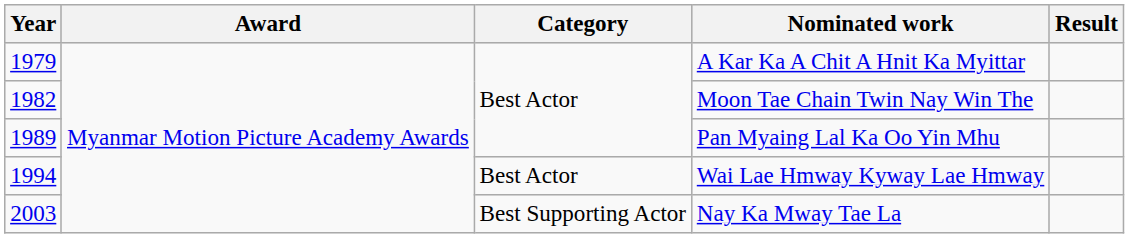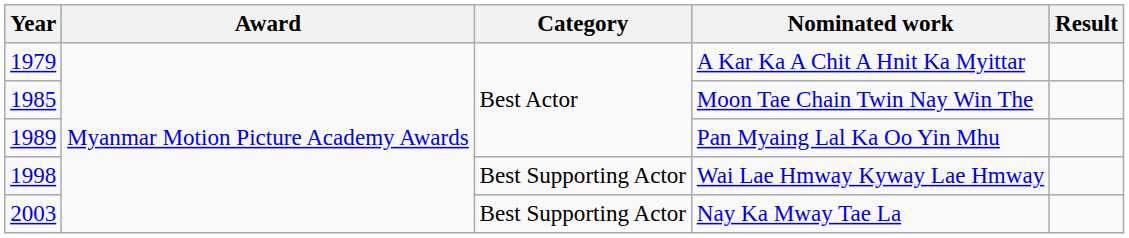(33, 99) 1982 -> (33, 99) 1985
(33, 176) 1994 -> (33, 176) 1998
(529, 176) Best Actor -> (583, 176) Best Supporting Actor
